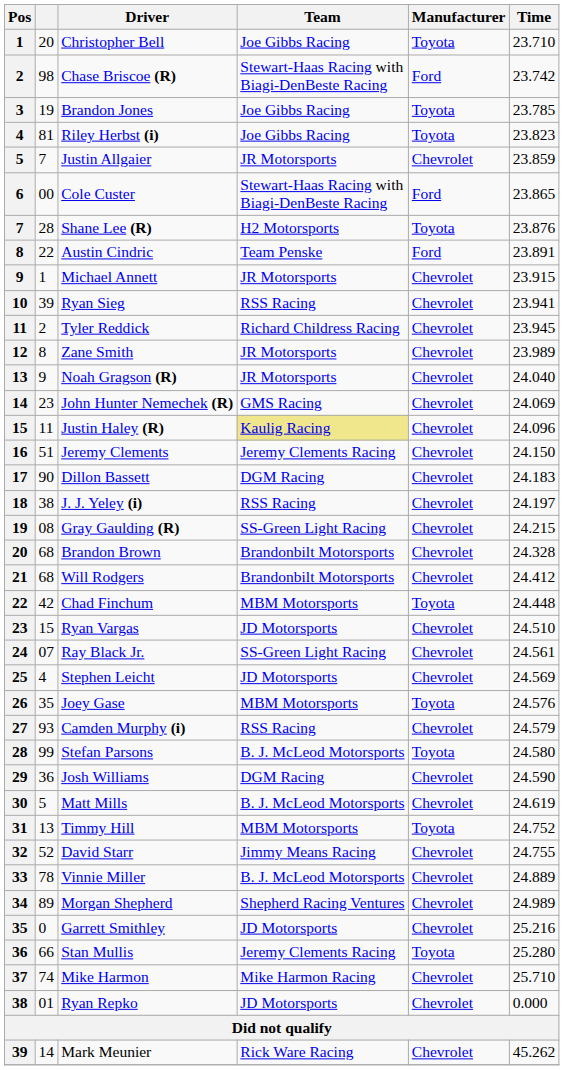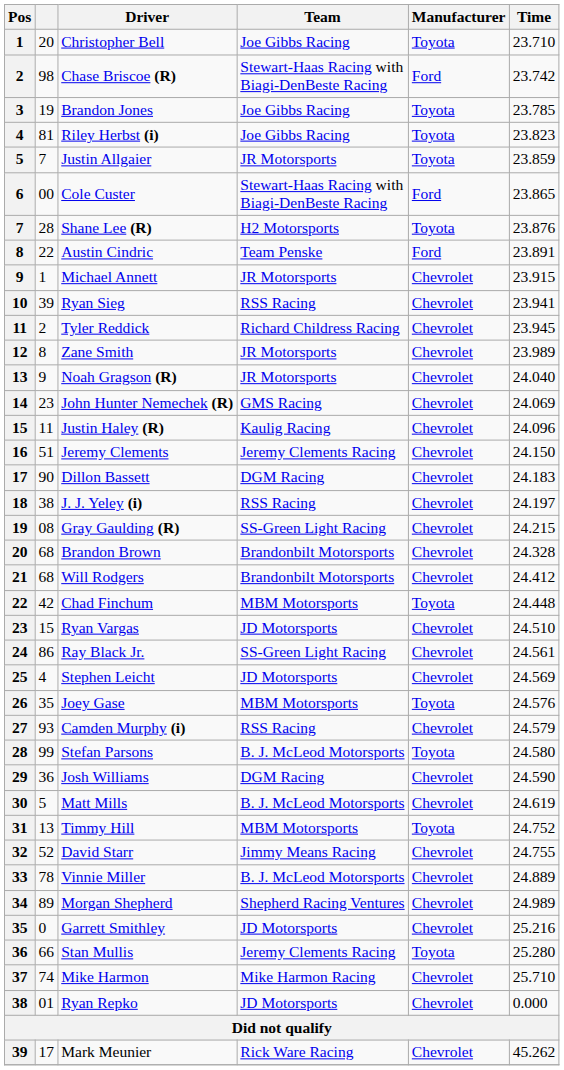(442, 159) Chevrolet -> (433, 159) Toyota
(285, 427) khaki background -> (285, 427) no background
(46, 652) 07 -> (46, 652) 86
(46, 1052) 14 -> (46, 1052) 17
